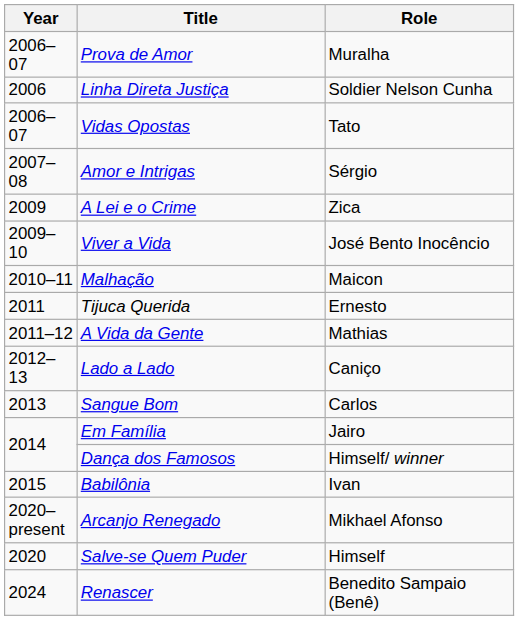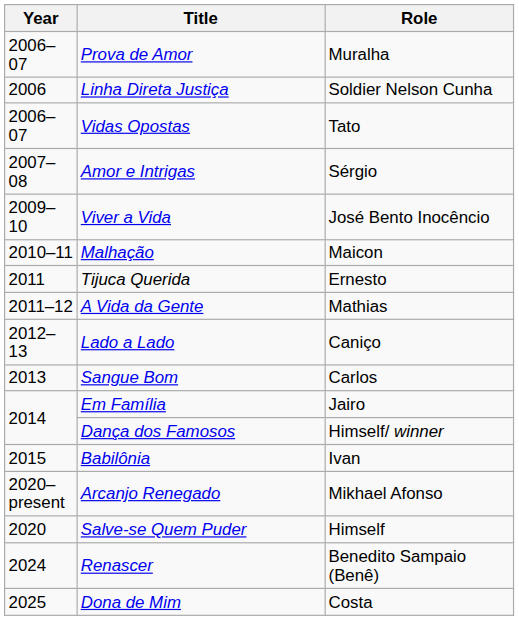- row: (138, 208)
+ row: (131, 602)
